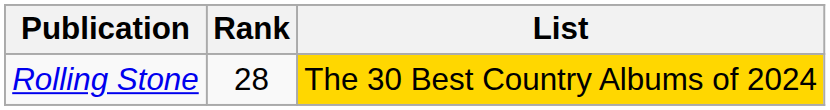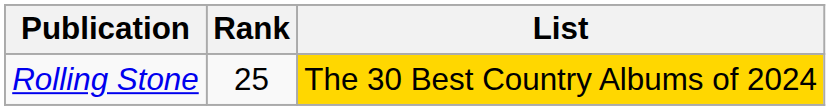(252, 79) 28 -> (252, 79) 25
